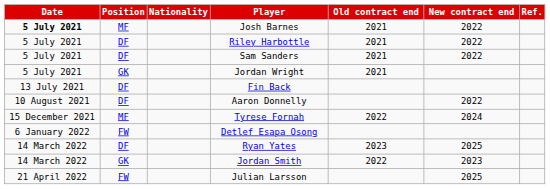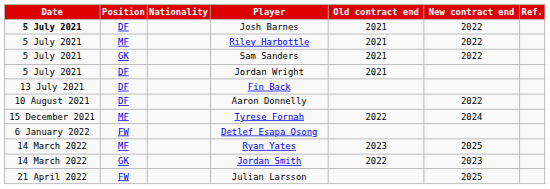(123, 26) MF -> (123, 26) DF
(123, 41) DF -> (123, 41) MF
(123, 56) DF -> (123, 56) GK
(123, 71) GK -> (123, 71) DF
(123, 146) DF -> (123, 146) MF
